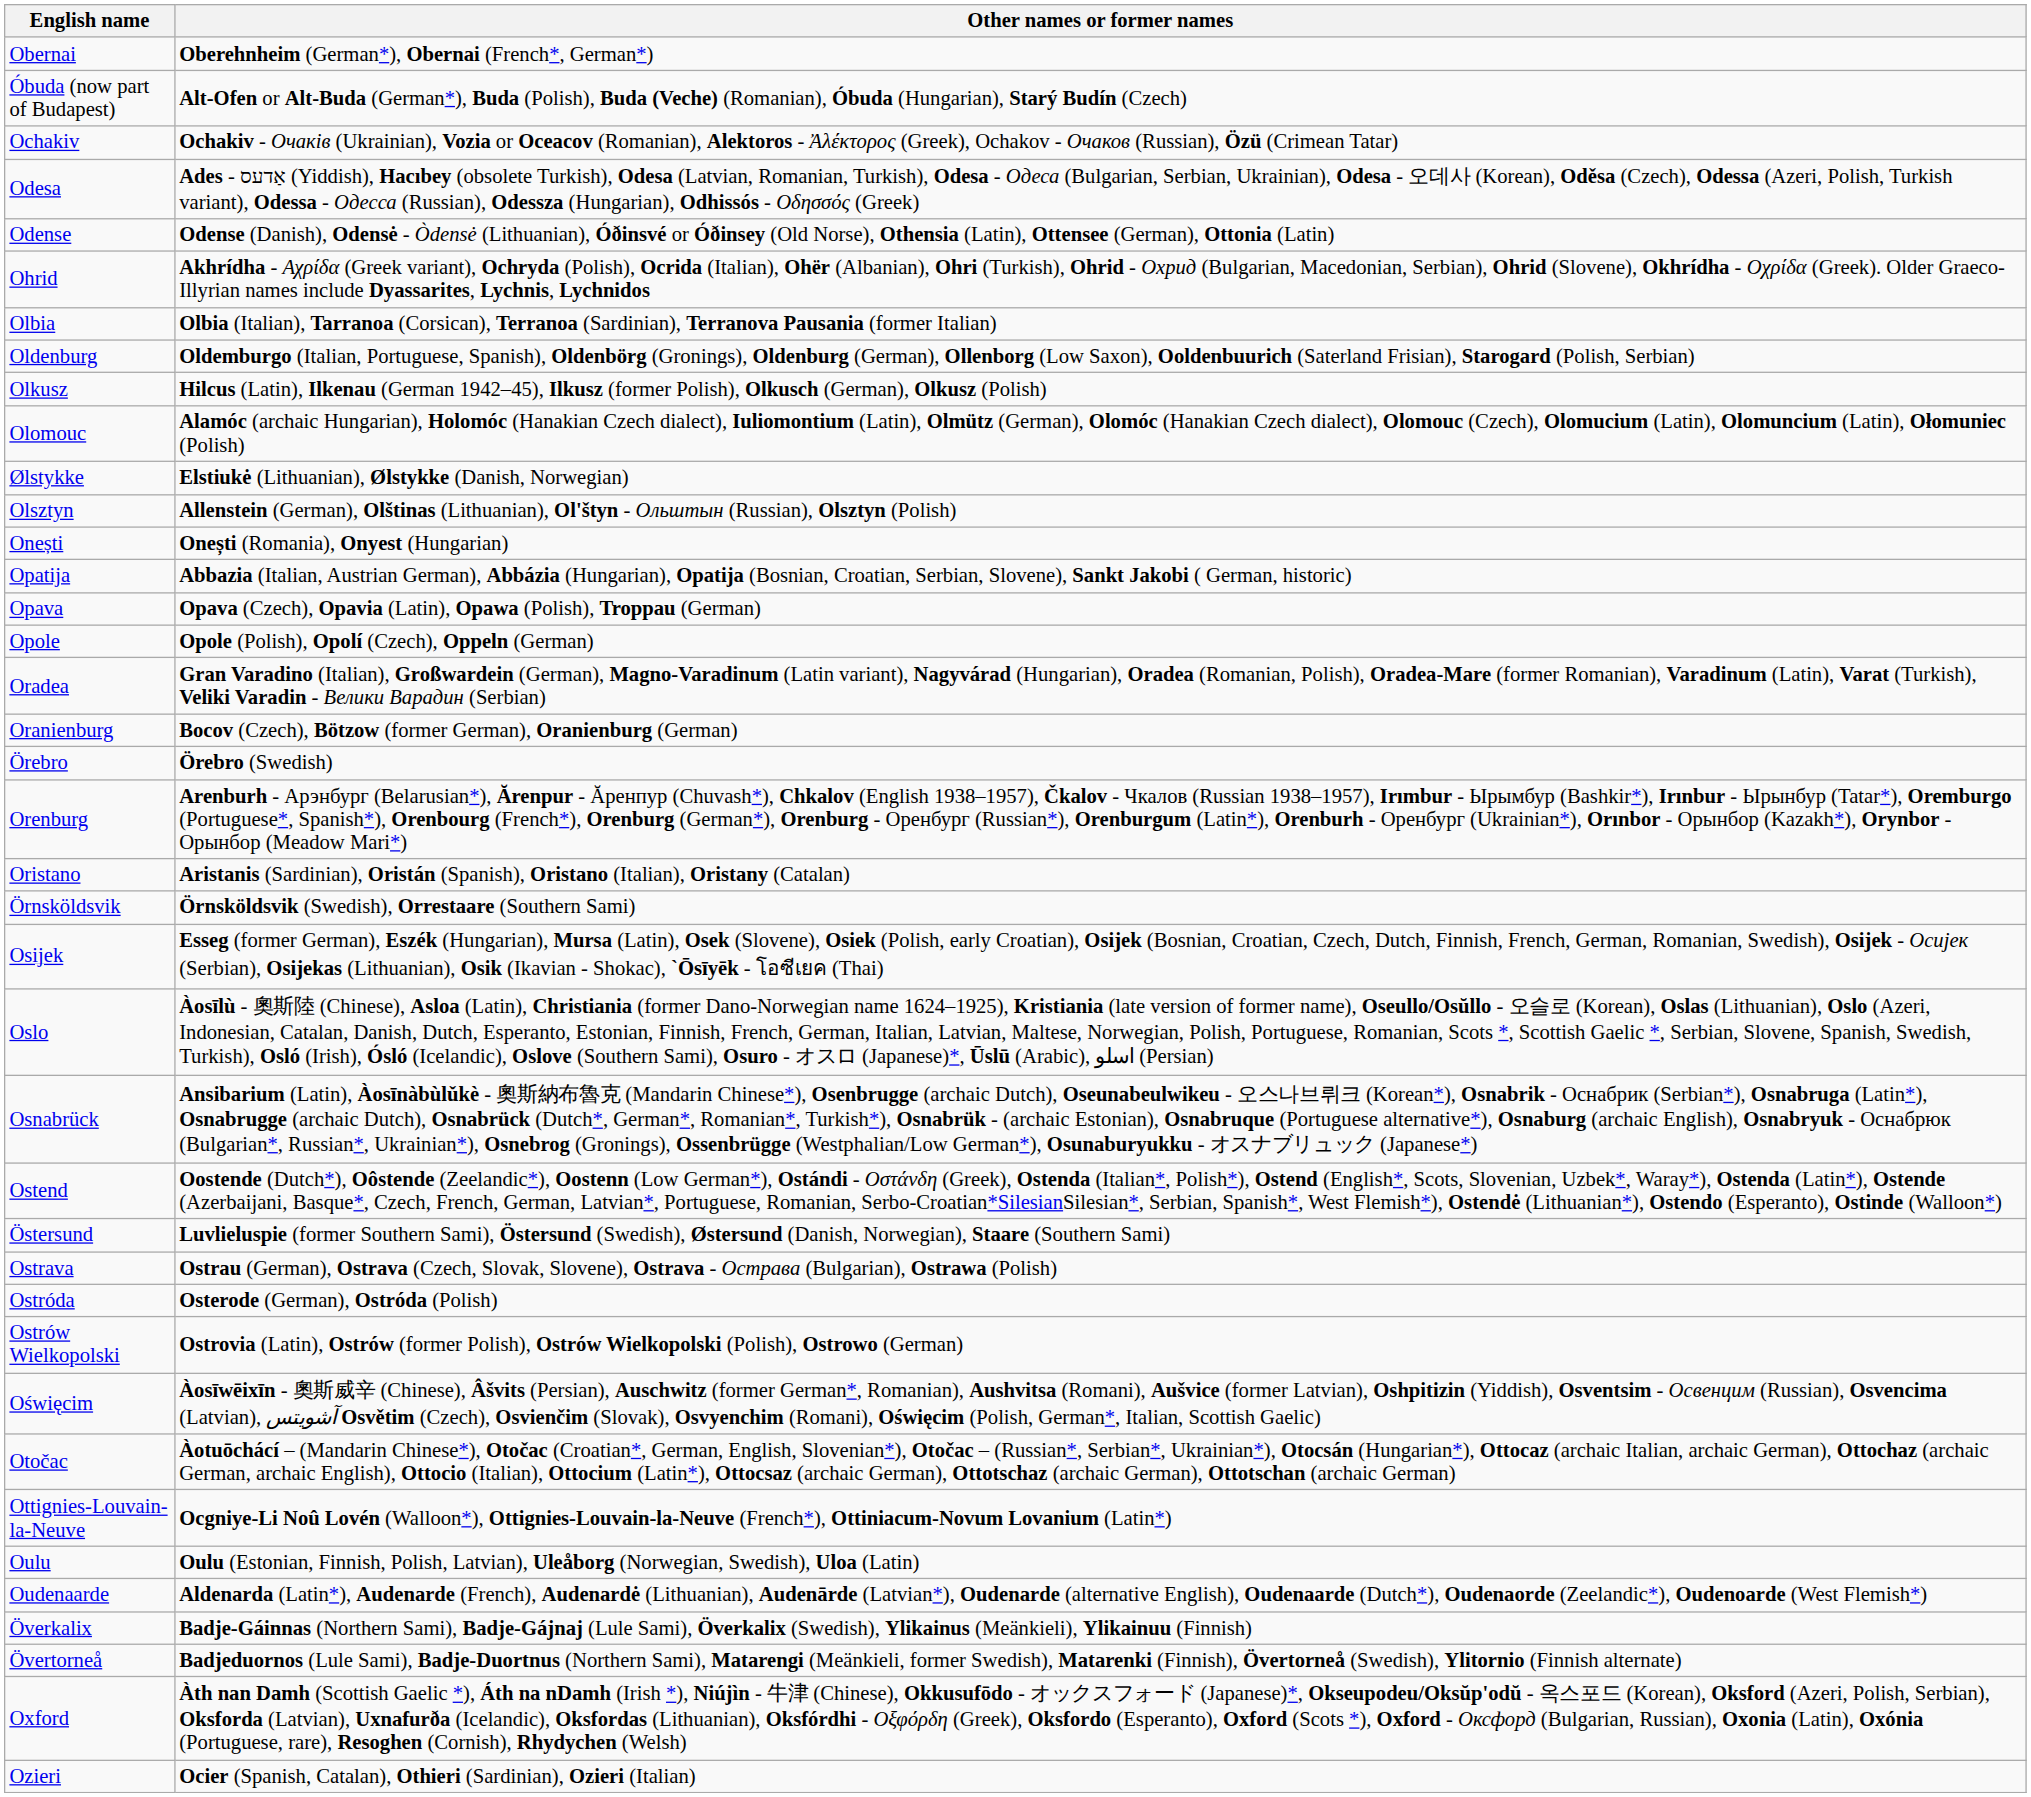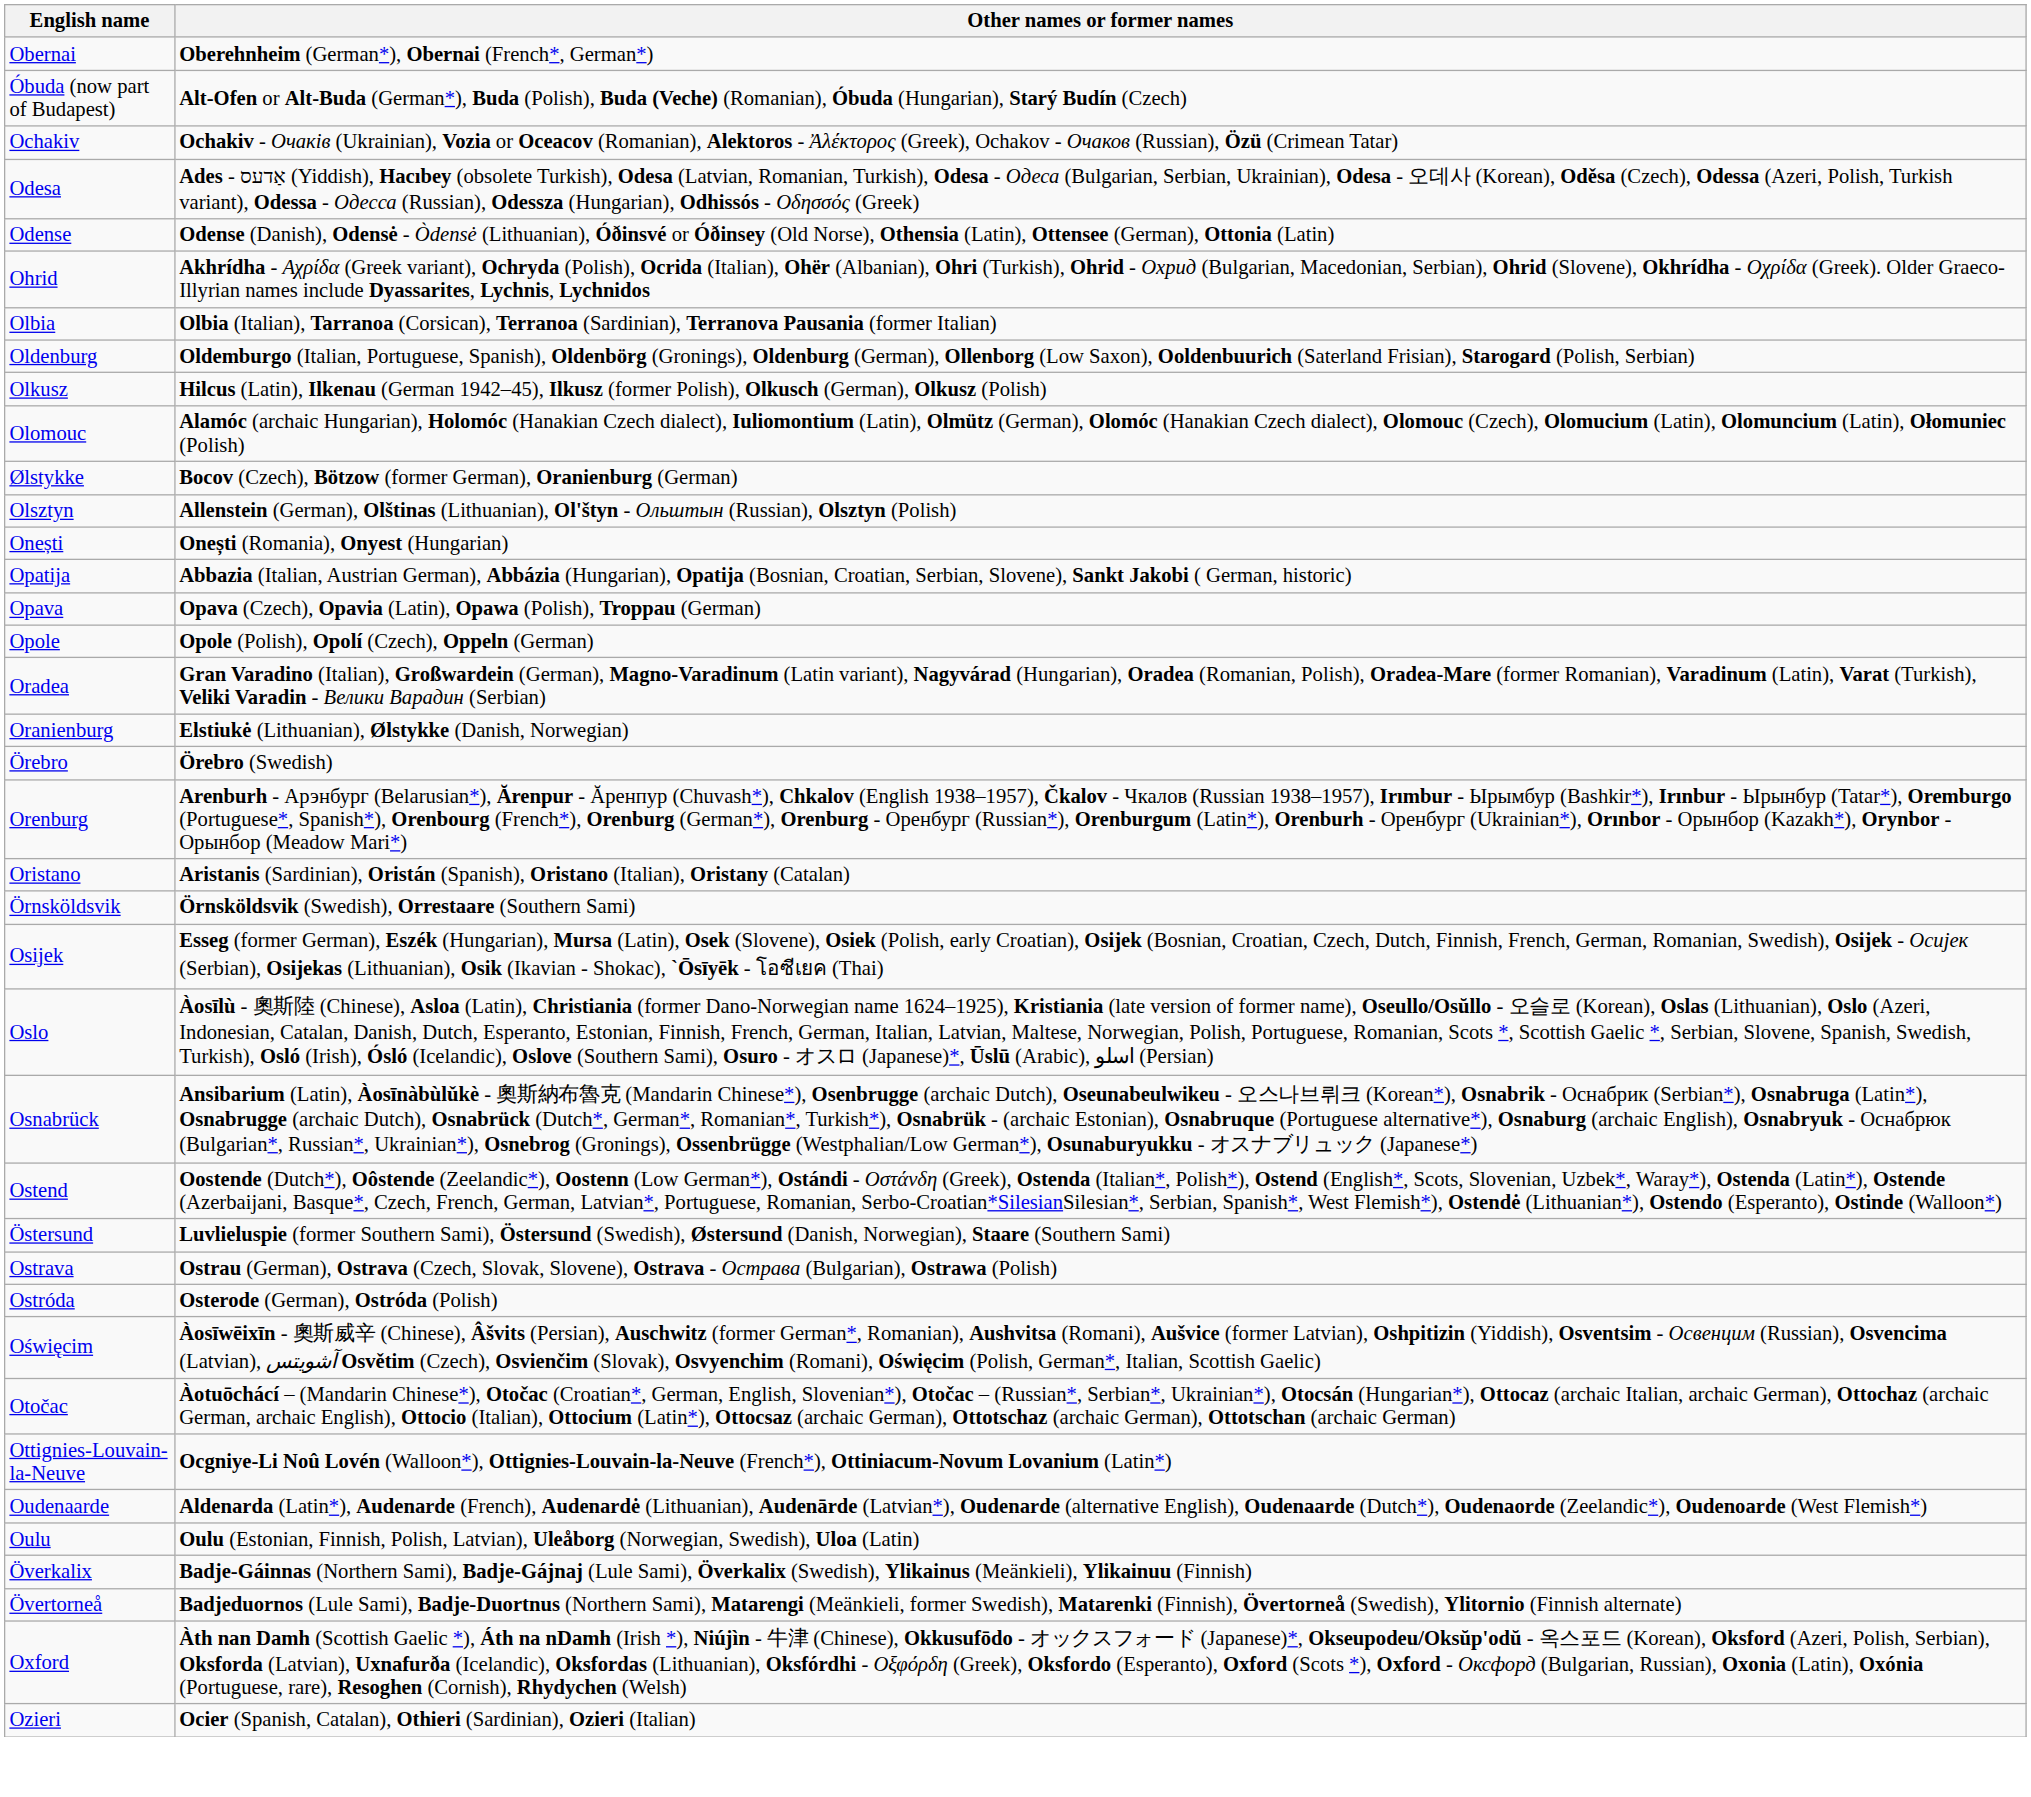(404, 477) Elstiukė (Lithuanian), Ølstykke (Danish, Norwegian) -> (458, 477) Bocov (Czech), Bötzow (former German), Oranienburg (German)
(458, 730) Bocov (Czech), Bötzow (former German), Oranienburg (German) -> (404, 730) Elstiukė (Lithuanian), Ølstykke (Danish, Norwegian)
- row: (65, 1344)
rows swapped: (59, 1594) <-> (30, 1562)
